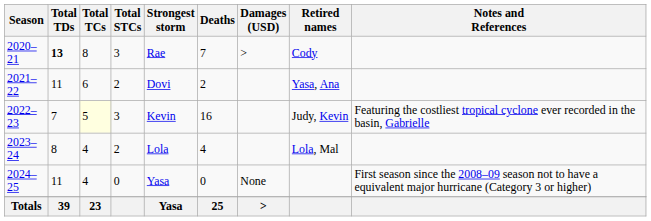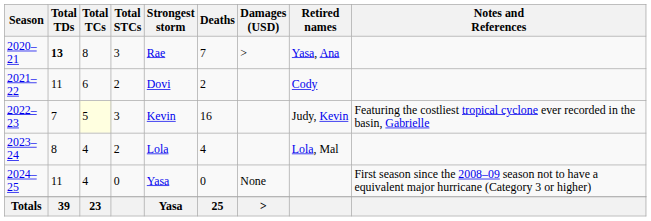(305, 52) Cody -> (316, 52) Yasa, Ana
(316, 84) Yasa, Ana -> (305, 84) Cody
